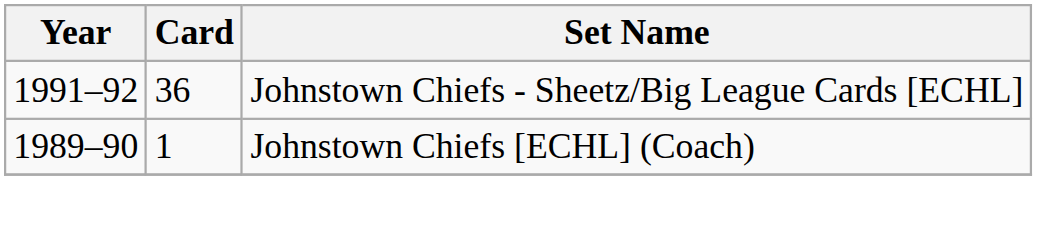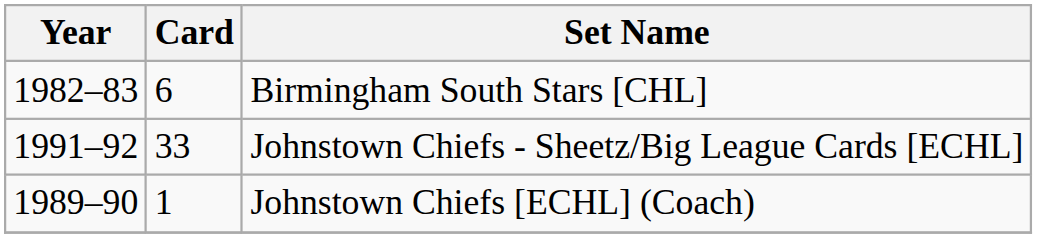+ row: (479, 89)
(173, 89) 36 -> (173, 145) 33
